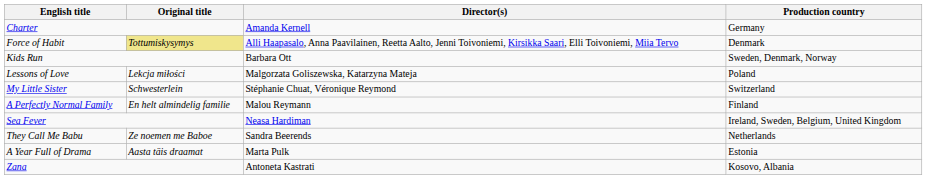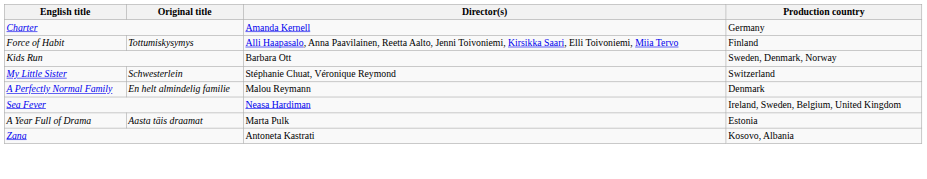(161, 43) khaki background -> (161, 43) no background
(746, 43) Denmark -> (743, 43) Finland
- row: (38, 74)
(743, 105) Finland -> (746, 89) Denmark
- row: (45, 136)
